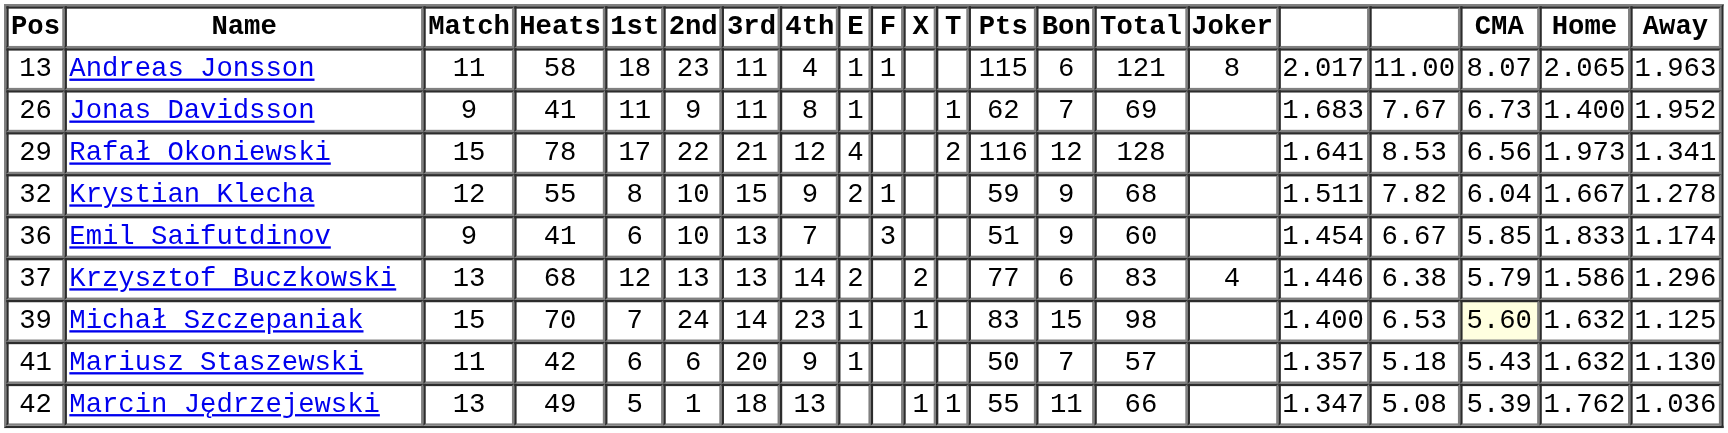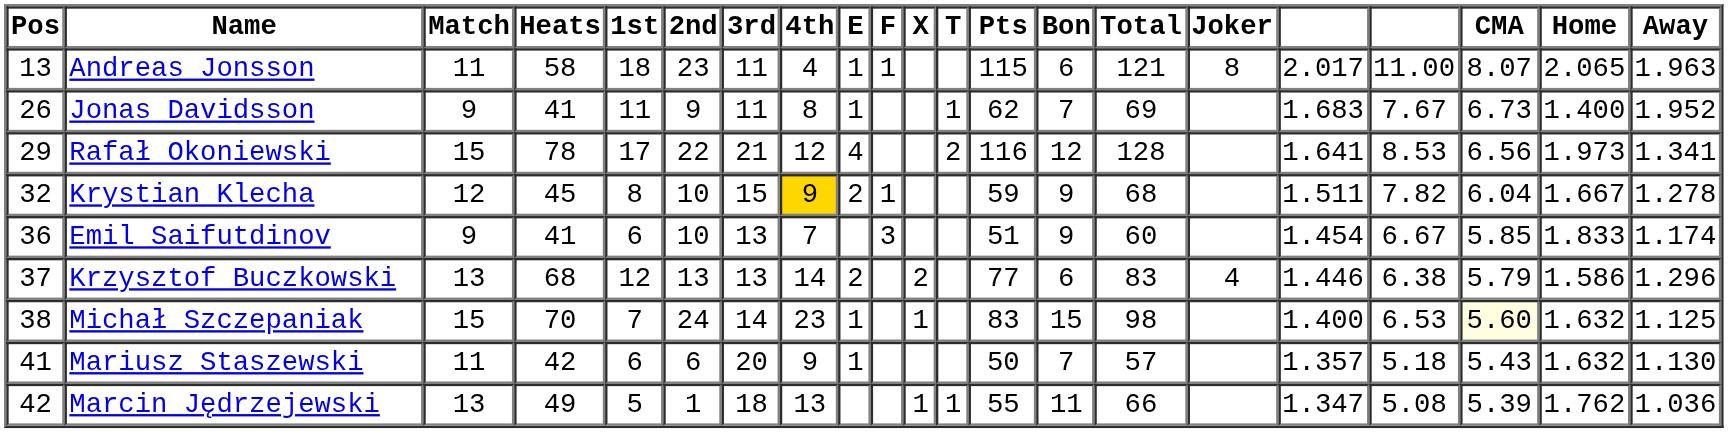(560, 195) 55 -> (560, 195) 45
(810, 195) no background -> (810, 195) gold background
(35, 321) 39 -> (35, 321) 38
